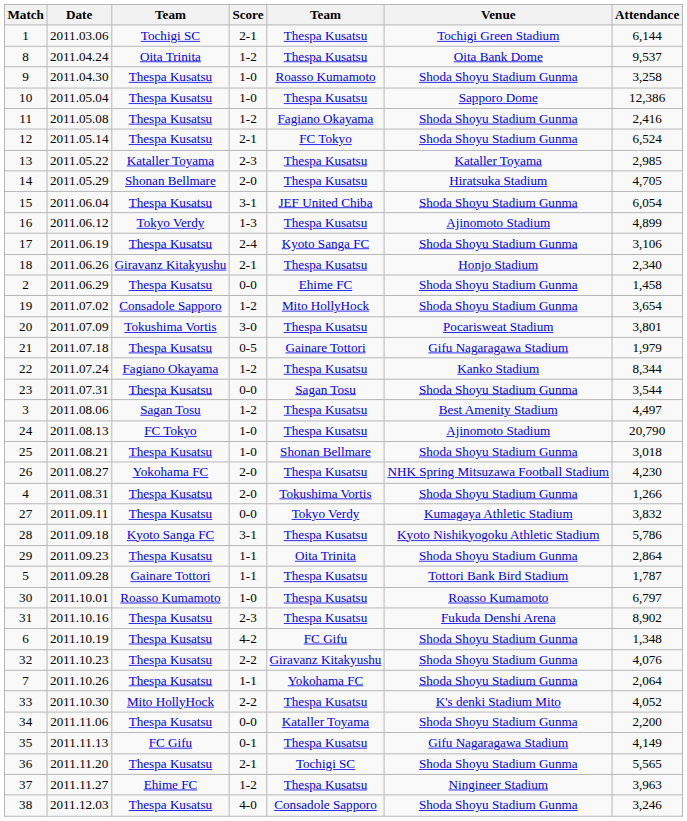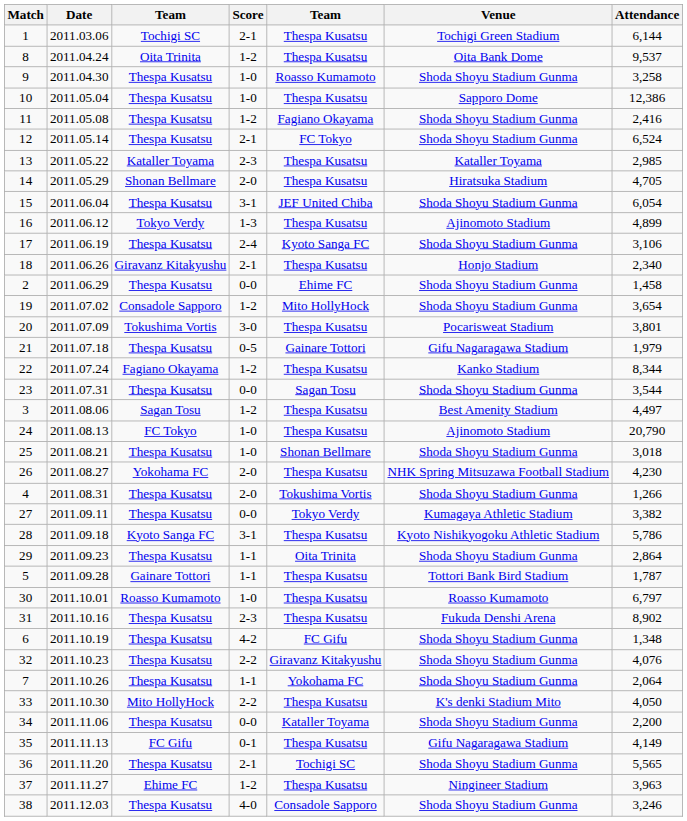(647, 514) 3,832 -> (647, 514) 3,382
(647, 701) 4,052 -> (647, 701) 4,050
